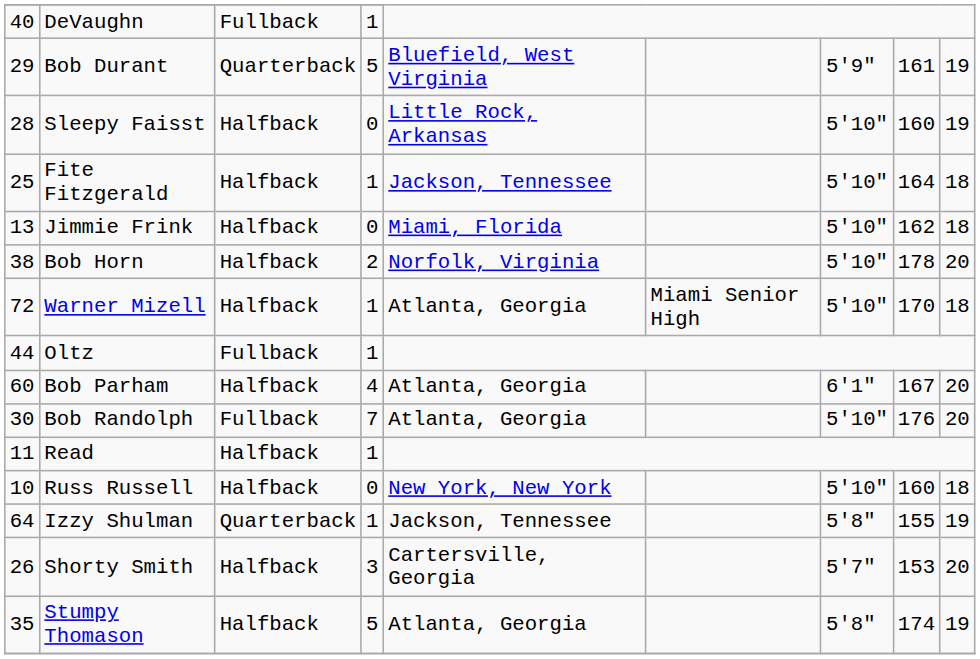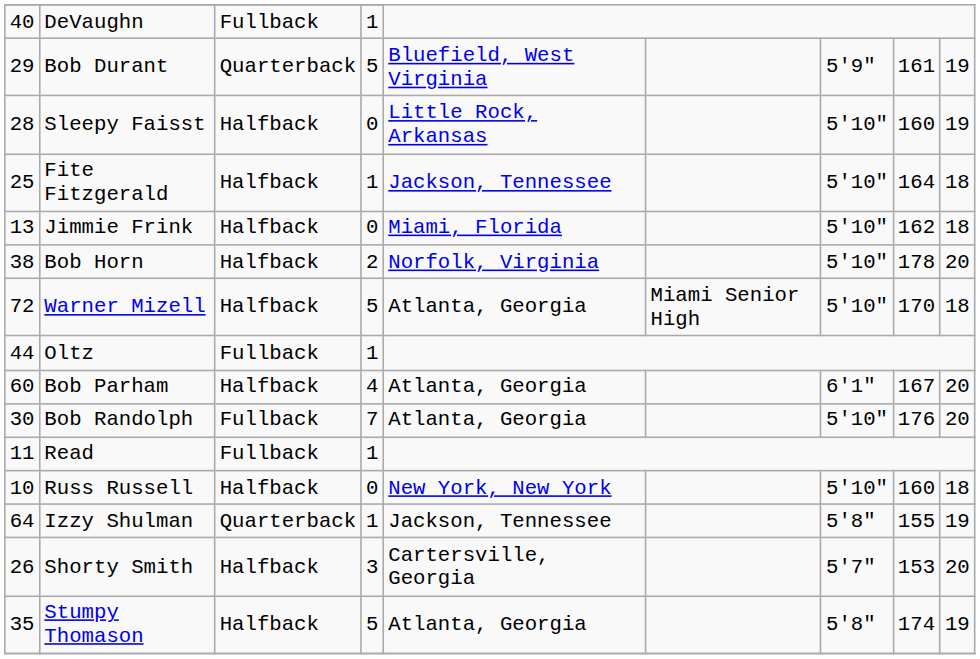(372, 307) 1 -> (372, 307) 5
(269, 454) Halfback -> (269, 454) Fullback
